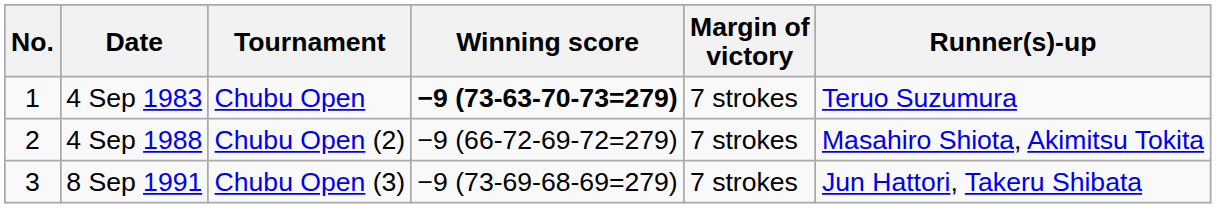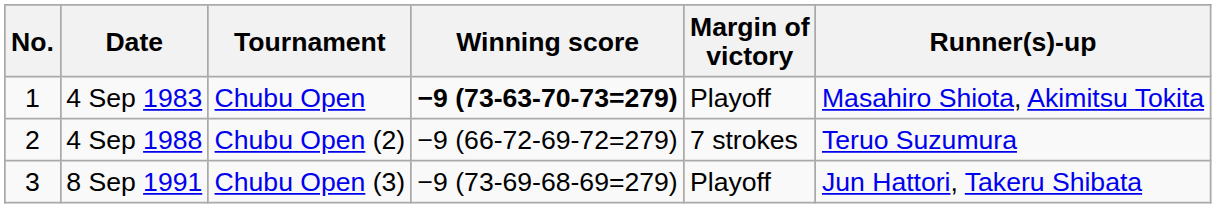(744, 98) 7 strokes -> (730, 98) Playoff
(919, 98) Teruo Suzumura -> (1013, 98) Masahiro Shiota, Akimitsu Tokita
(1013, 140) Masahiro Shiota, Akimitsu Tokita -> (919, 140) Teruo Suzumura
(744, 182) 7 strokes -> (730, 182) Playoff
